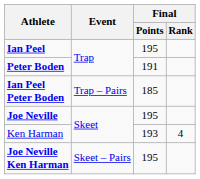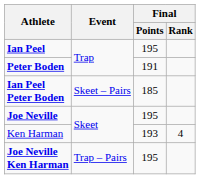(100, 91) Trap – Pairs -> (102, 91) Skeet – Pairs
(102, 158) Skeet – Pairs -> (100, 158) Trap – Pairs
